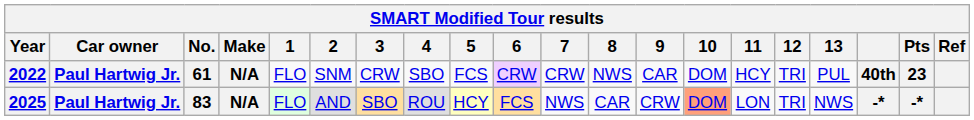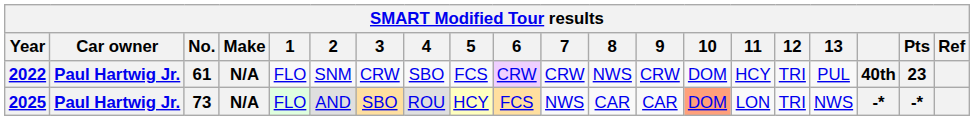(660, 74) CAR -> (660, 74) CRW
(202, 102) 83 -> (202, 102) 73
(660, 102) CRW -> (660, 102) CAR
